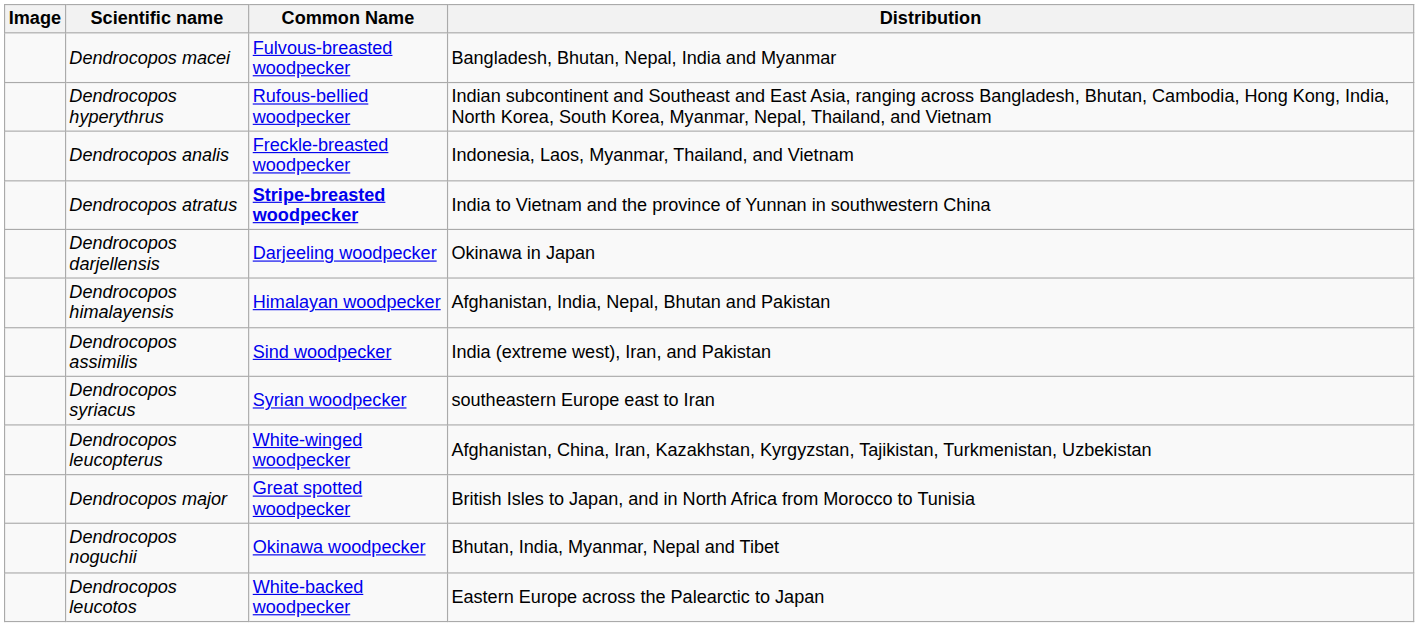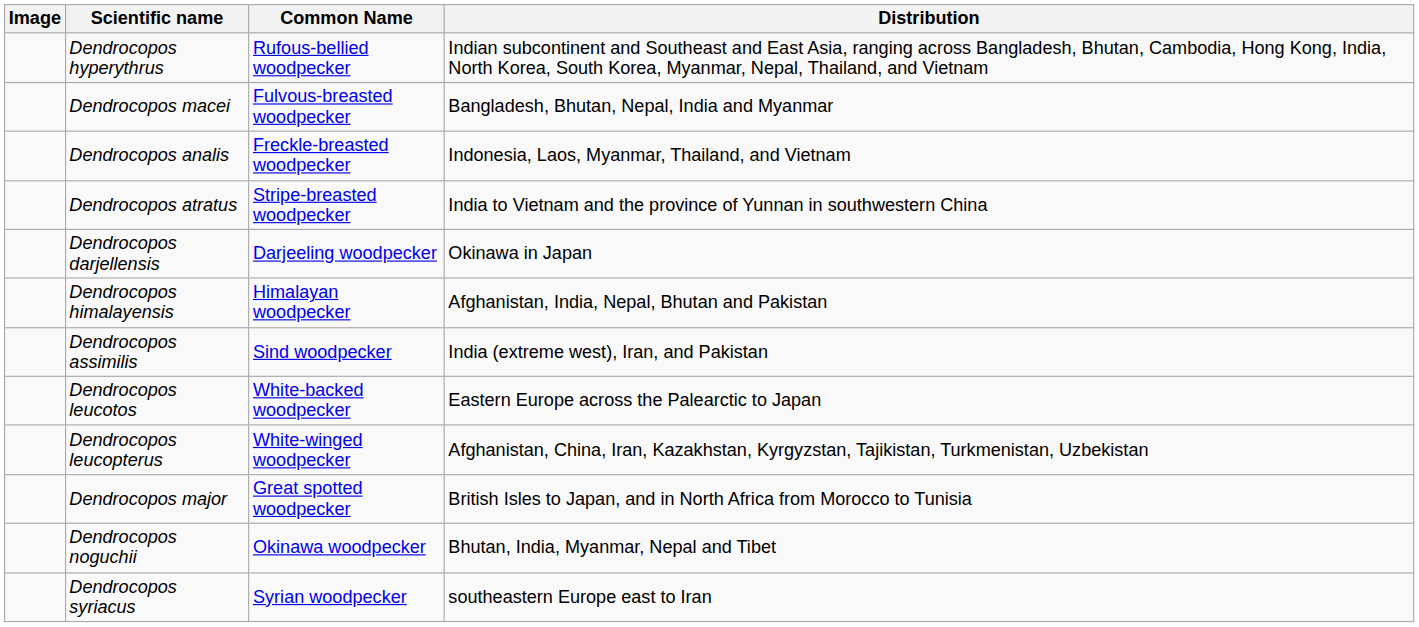rows swapped: (123, 106) <-> (150, 57)
(319, 204) bold -> (315, 204) normal
rows swapped: (123, 400) <-> (123, 596)
